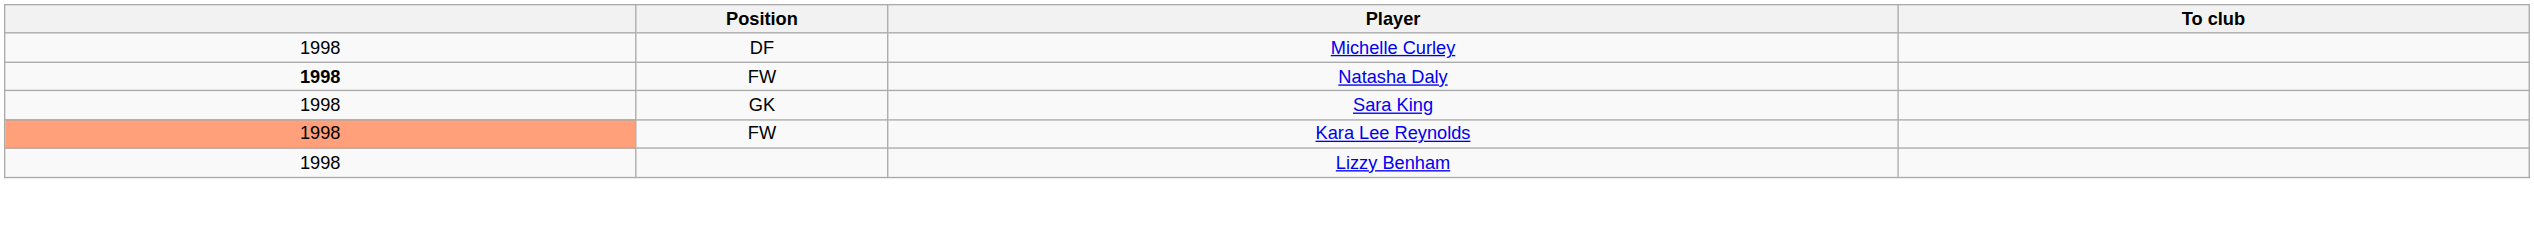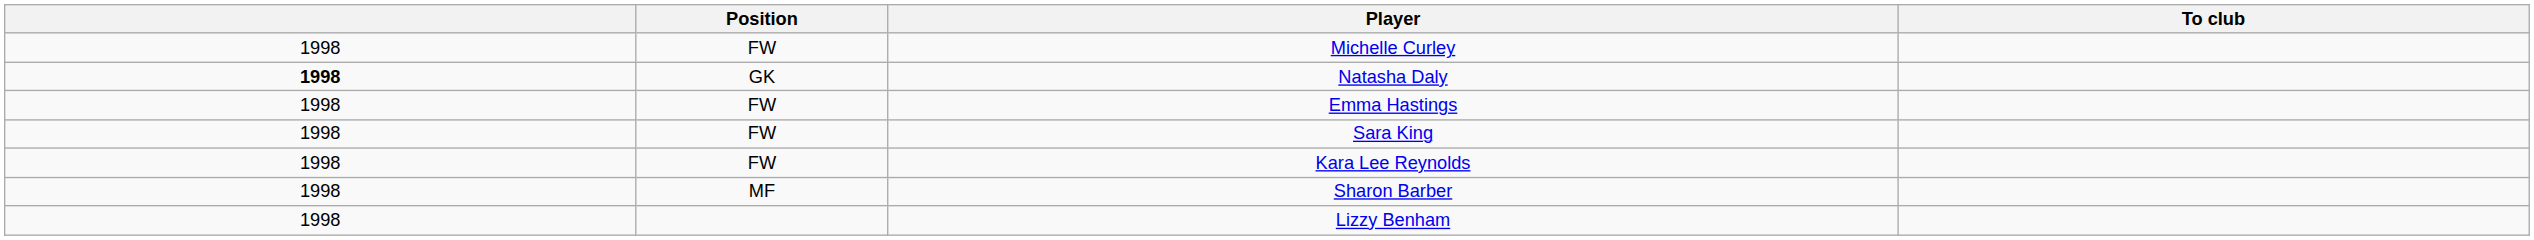(762, 47) DF -> (762, 47) FW
(762, 76) FW -> (762, 76) GK
+ row: (1393, 105)
(762, 105) GK -> (762, 134) FW
(320, 134) lightsalmon background -> (320, 162) no background
+ row: (1393, 191)
